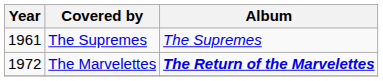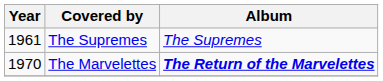(25, 64) 1972 -> (25, 64) 1970
